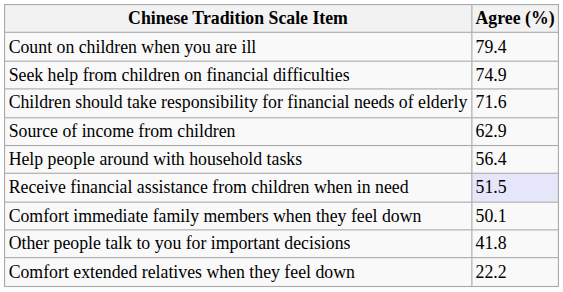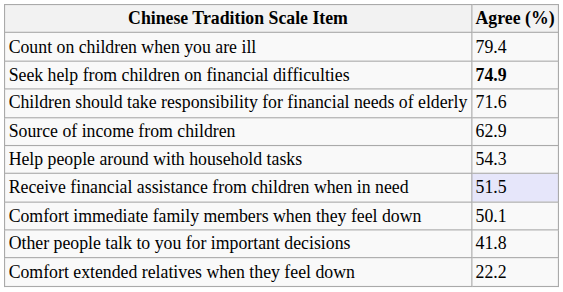(491, 74) normal -> (491, 74) bold
(491, 159) 56.4 -> (491, 159) 54.3
